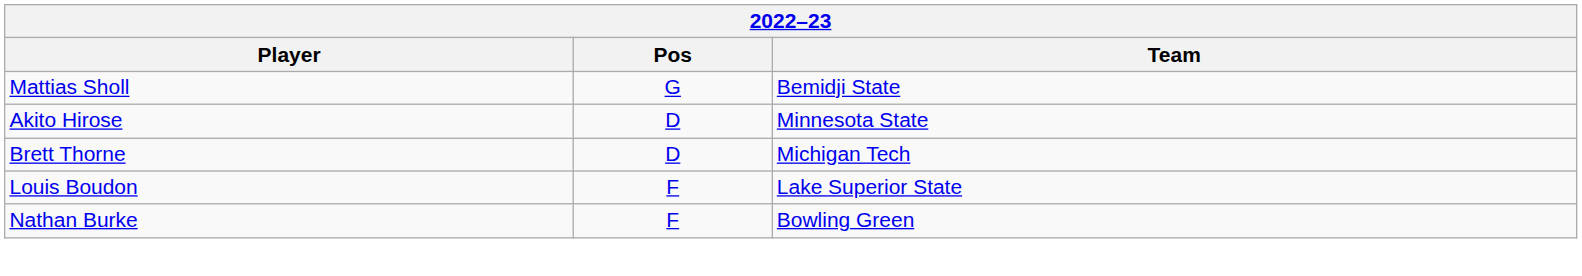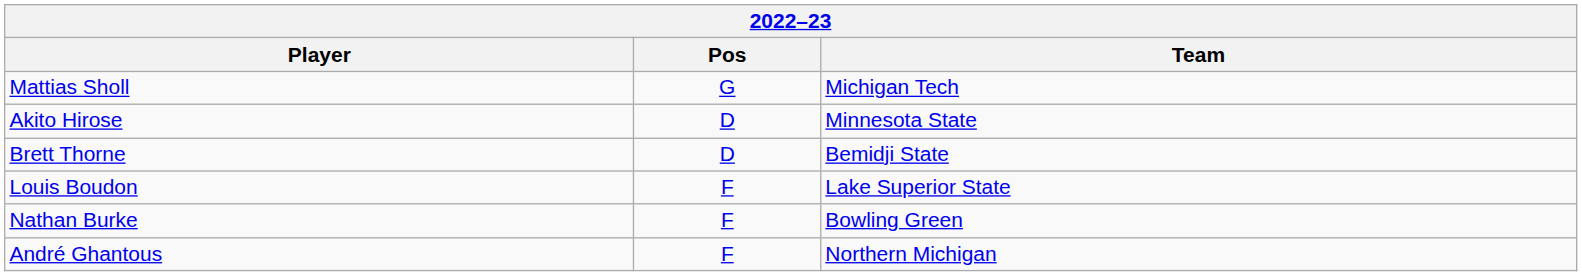(839, 87) Bemidji State -> (892, 87) Michigan Tech
(844, 154) Michigan Tech -> (887, 154) Bemidji State
+ row: (86, 253)
